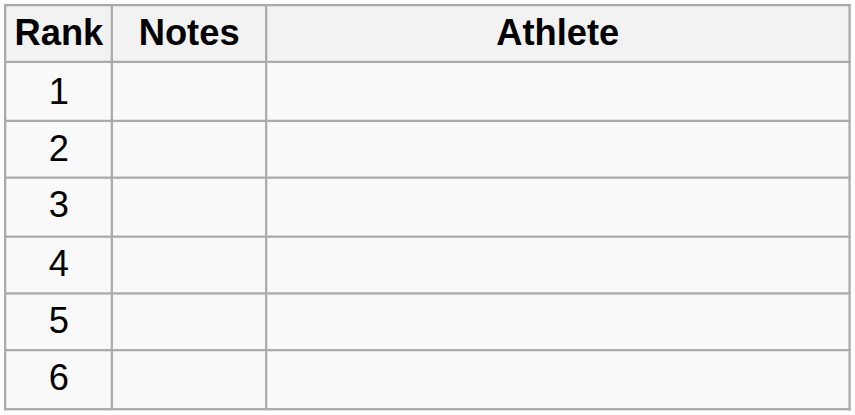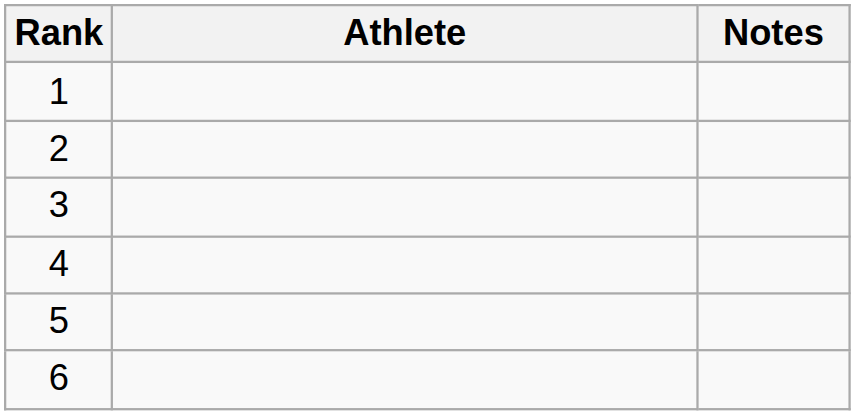columns swapped: (558, 33) <-> (189, 33)
